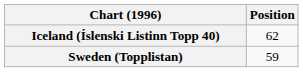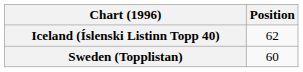(272, 56) 59 -> (272, 56) 60
